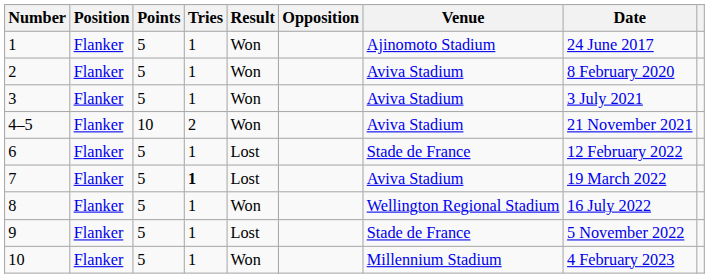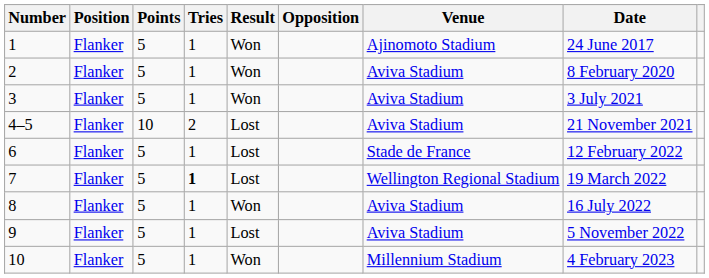(246, 125) Won -> (245, 125) Lost
(415, 178) Aviva Stadium -> (463, 178) Wellington Regional Stadium
(463, 205) Wellington Regional Stadium -> (415, 205) Aviva Stadium
(419, 232) Stade de France -> (415, 232) Aviva Stadium
